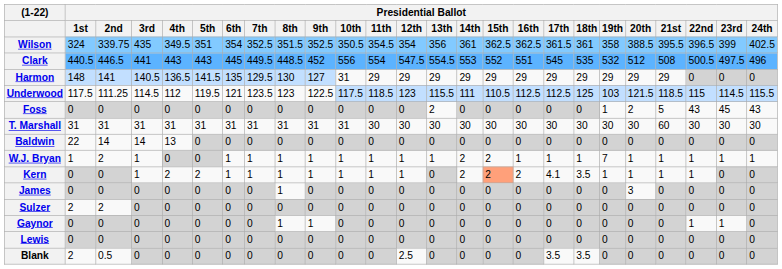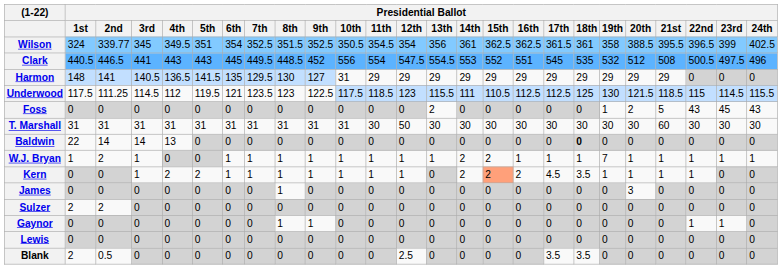(114, 45) 339.75 -> (114, 45) 339.77
(143, 45) 435 -> (143, 45) 345
(611, 93) 103 -> (611, 93) 130
(404, 126) 30 -> (404, 126) 50
(579, 142) normal -> (579, 142) bold
(553, 175) 4.1 -> (553, 175) 4.5
